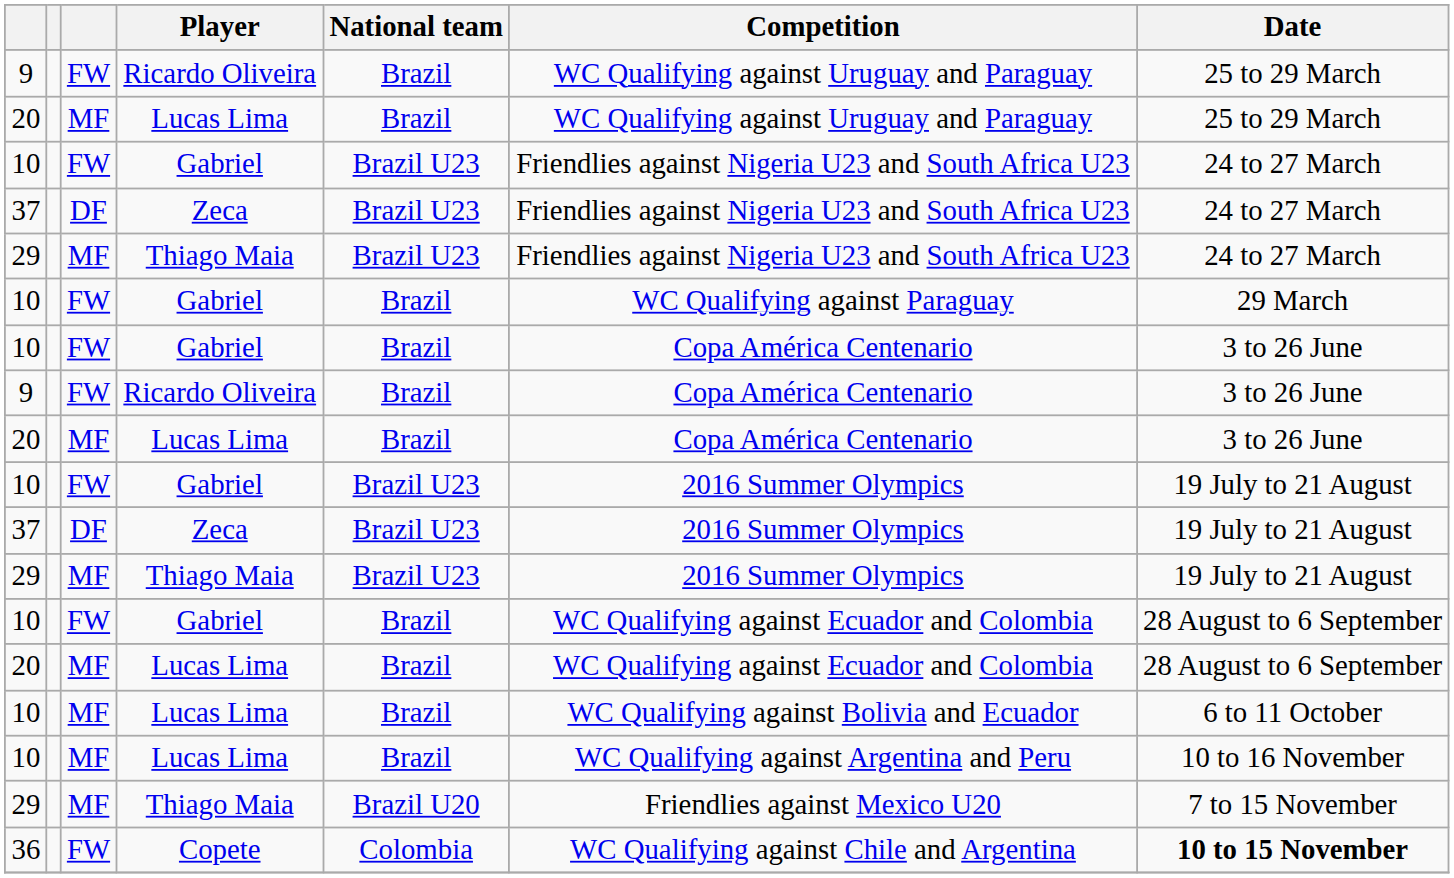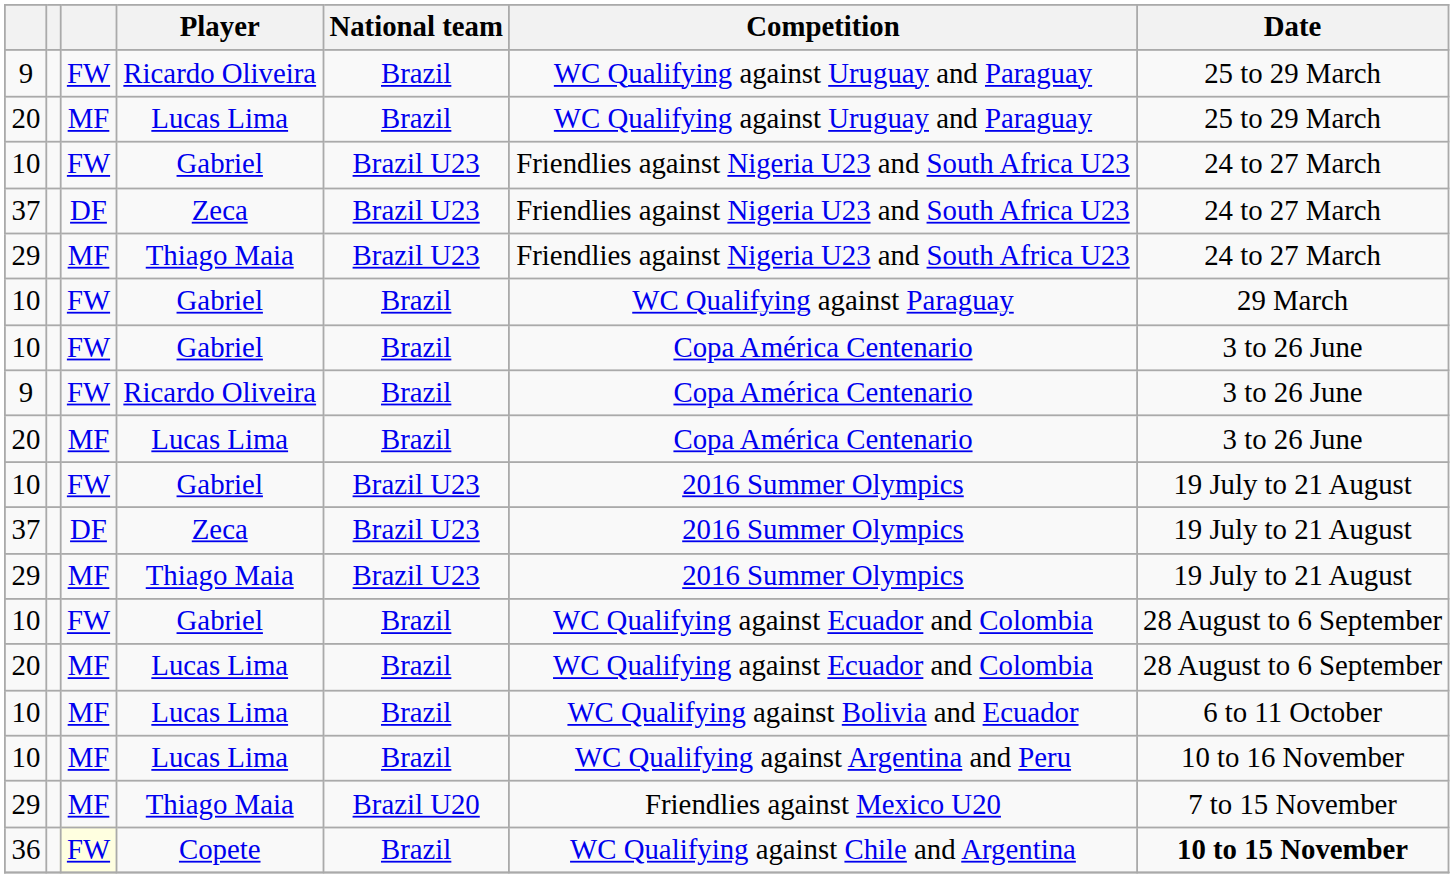(88, 849) no background -> (88, 849) lightyellow background
(416, 849) Colombia -> (416, 849) Brazil
